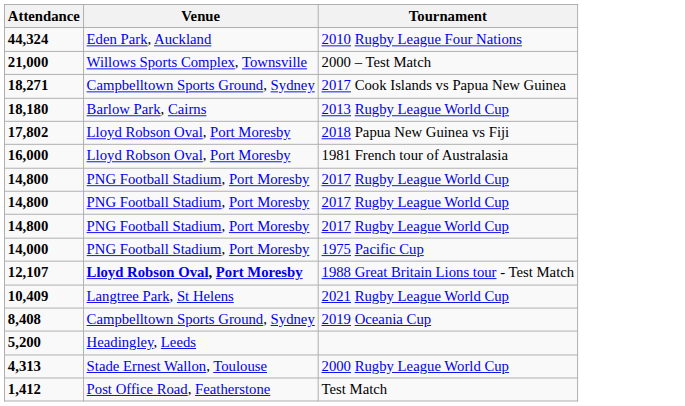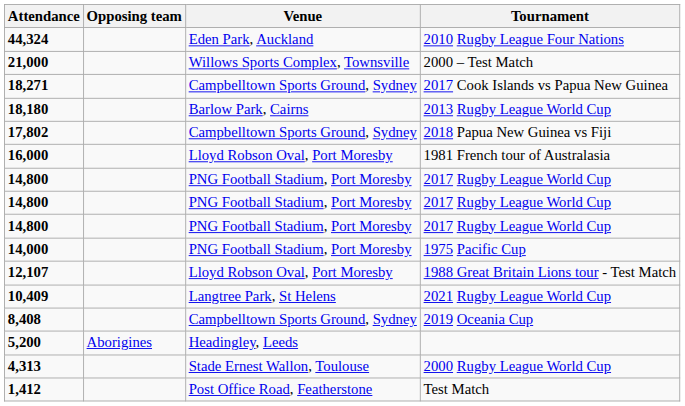+ column: (134, 16)
(189, 132) Lloyd Robson Oval, Port Moresby -> (303, 132) Campbelltown Sports Ground, Sydney
(195, 272) bold -> (291, 272) normal
